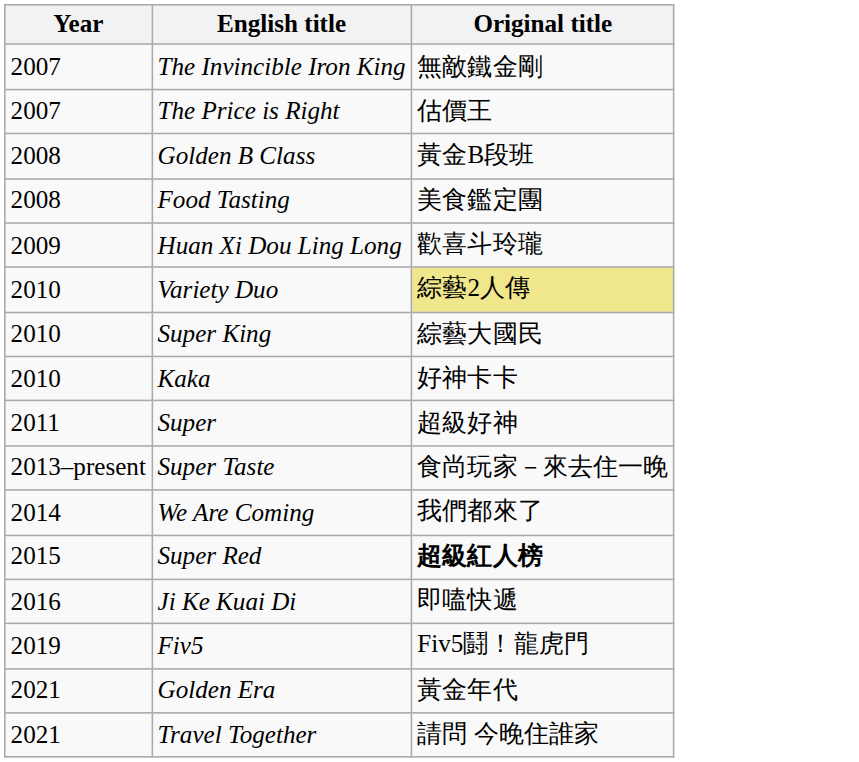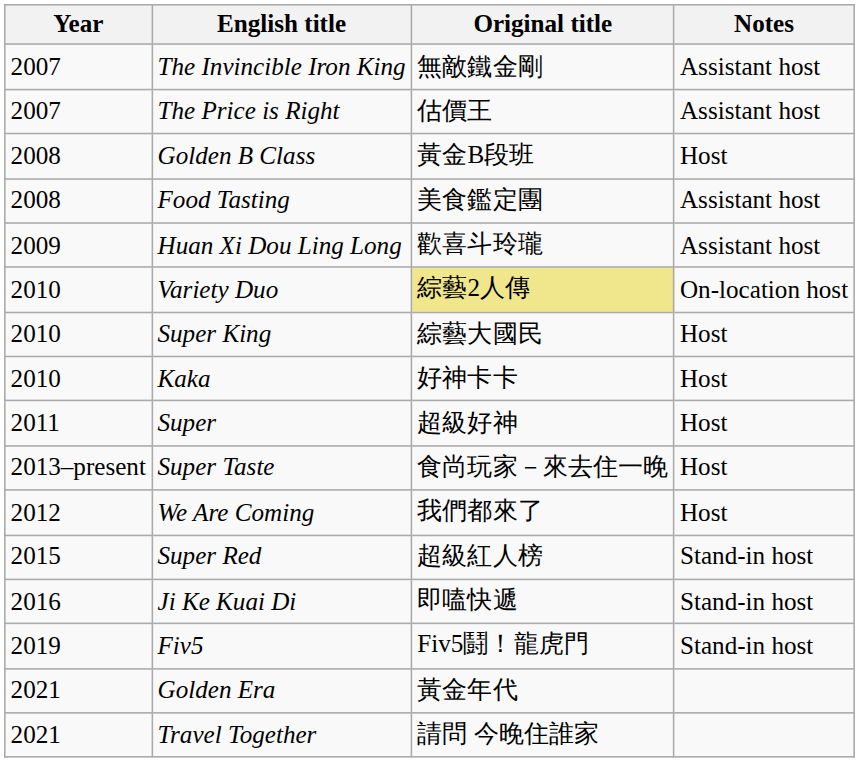+ column: (764, 24)
(36, 512) 2014 -> (36, 512) 2012
(480, 555) bold -> (480, 555) normal
